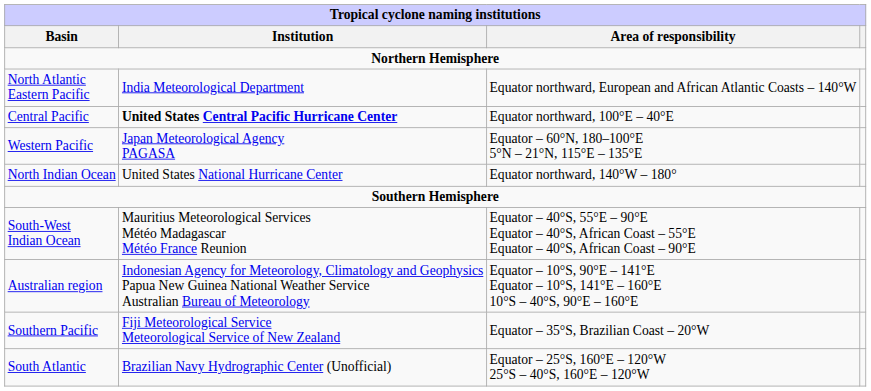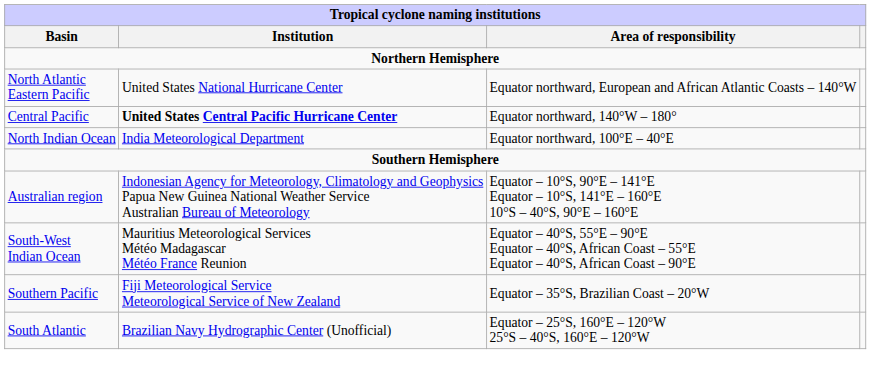(213, 87) India Meteorological Department -> (232, 87) United States National Hurricane Center
(582, 116) Equator northward, 100°E – 40°E -> (583, 116) Equator northward, 140°W – 180°
- row: (50, 146)
(232, 175) United States National Hurricane Center -> (213, 138) India Meteorological Department
(583, 175) Equator northward, 140°W – 180° -> (582, 138) Equator northward, 100°E – 40°E
rows swapped: (44, 233) <-> (55, 285)
